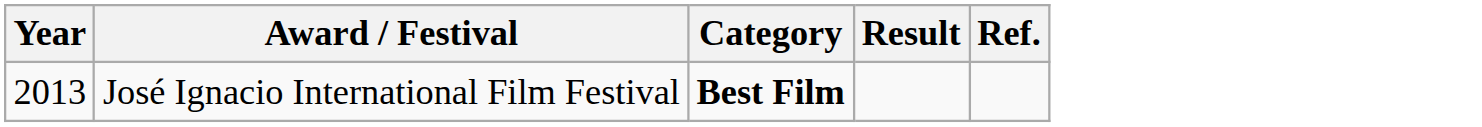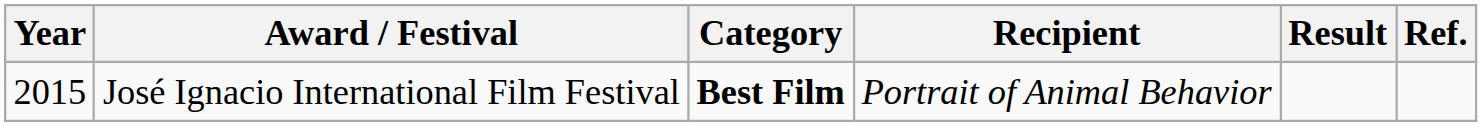+ column: (1067, 33)
(50, 90) 2013 -> (50, 90) 2015
